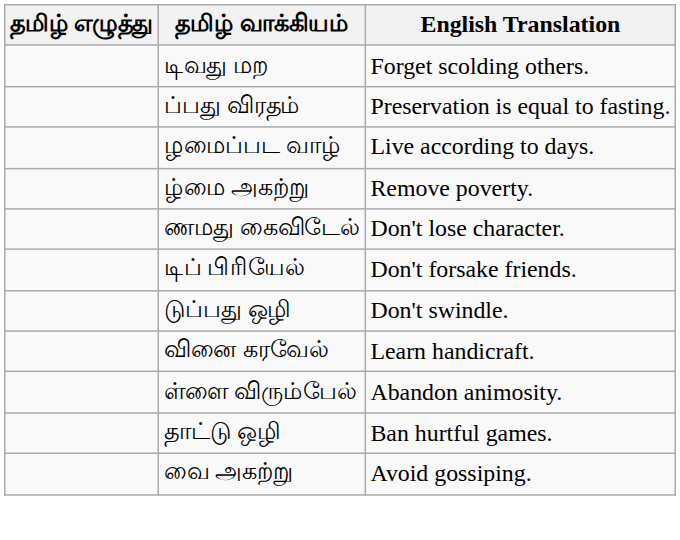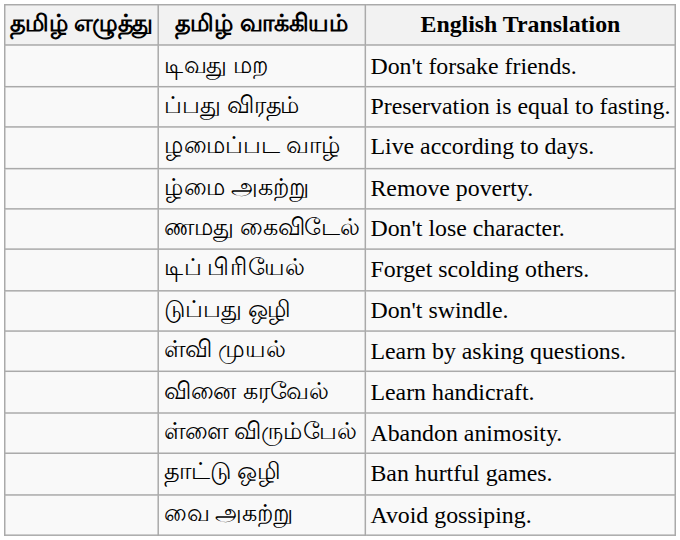(480, 65) Forget scolding others. -> (474, 65) Don't forsake friends.
(474, 269) Don't forsake friends. -> (480, 269) Forget scolding others.
+ row: (225, 349)
